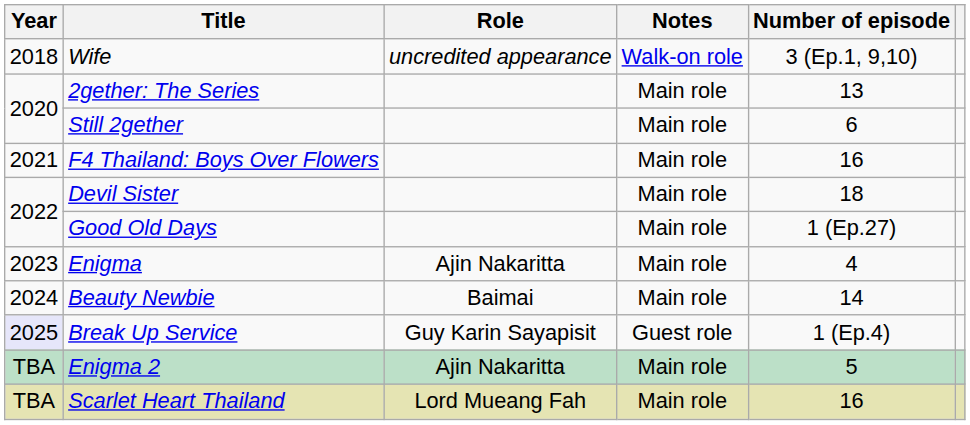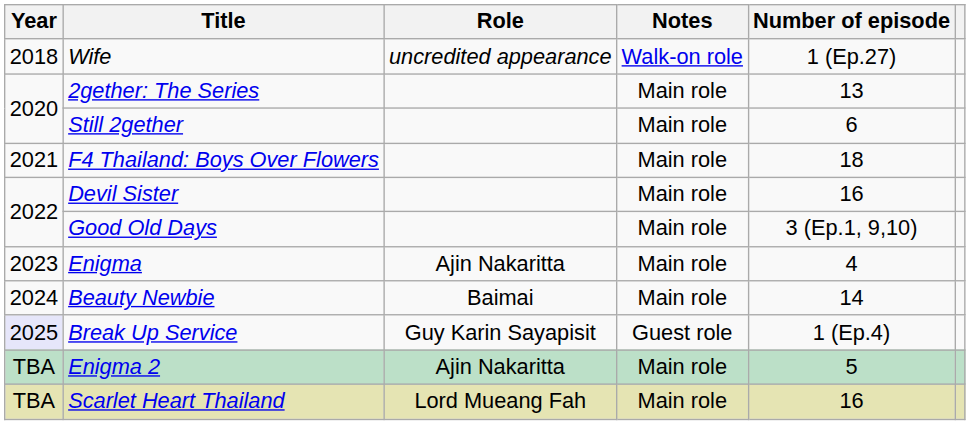(852, 56) 3 (Ep.1, 9,10) -> (852, 56) 1 (Ep.27)
(852, 159) 16 -> (852, 159) 18
(852, 194) 18 -> (852, 194) 16
(852, 228) 1 (Ep.27) -> (852, 228) 3 (Ep.1, 9,10)
